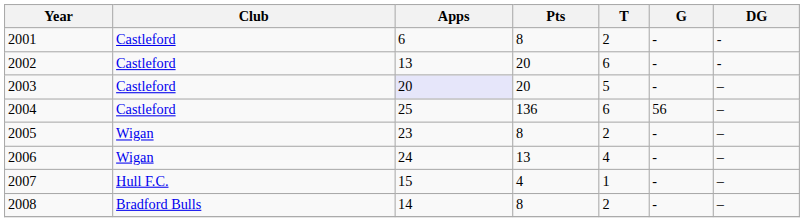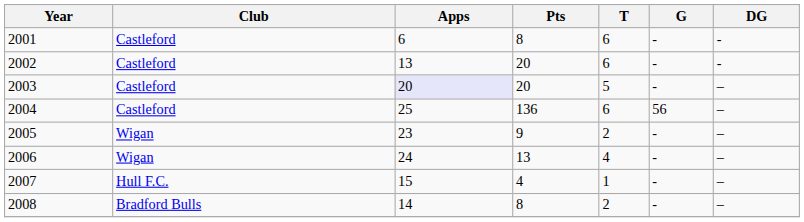(606, 39) 2 -> (606, 39) 6
(520, 133) 8 -> (520, 133) 9
